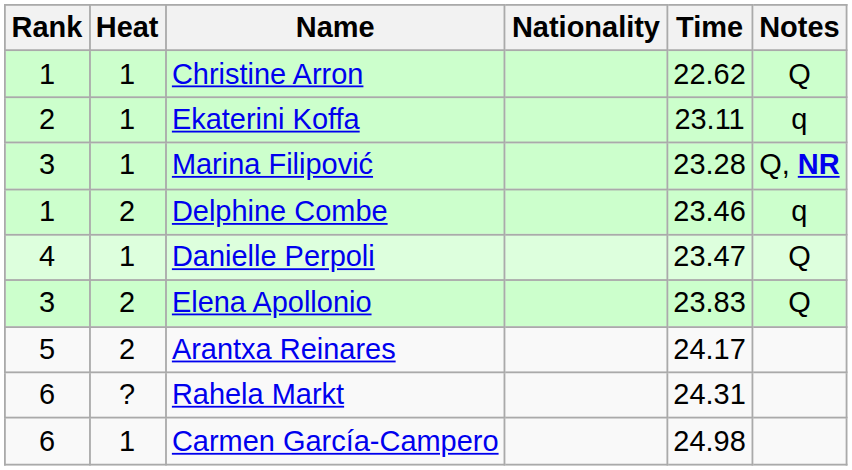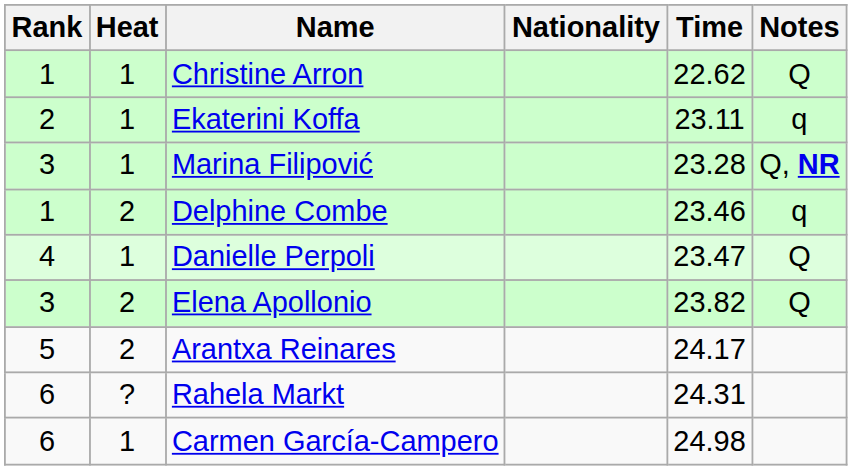(710, 303) 23.83 -> (710, 303) 23.82
